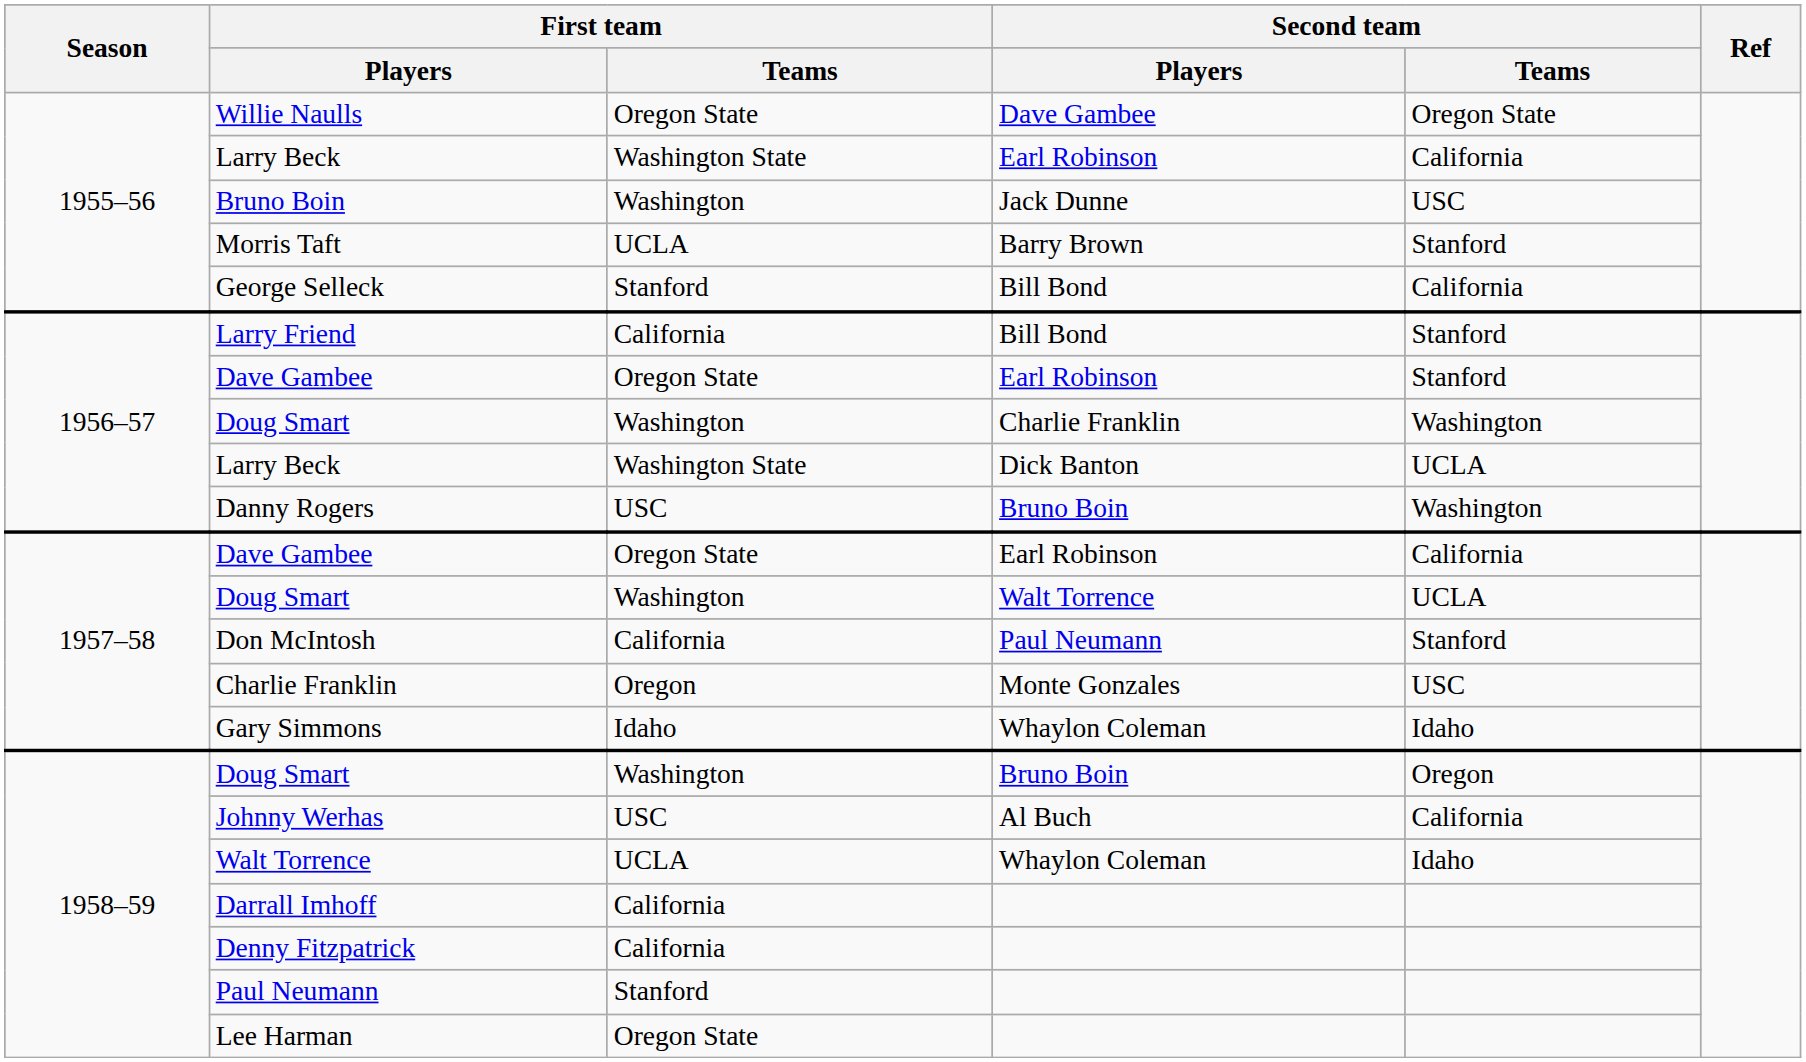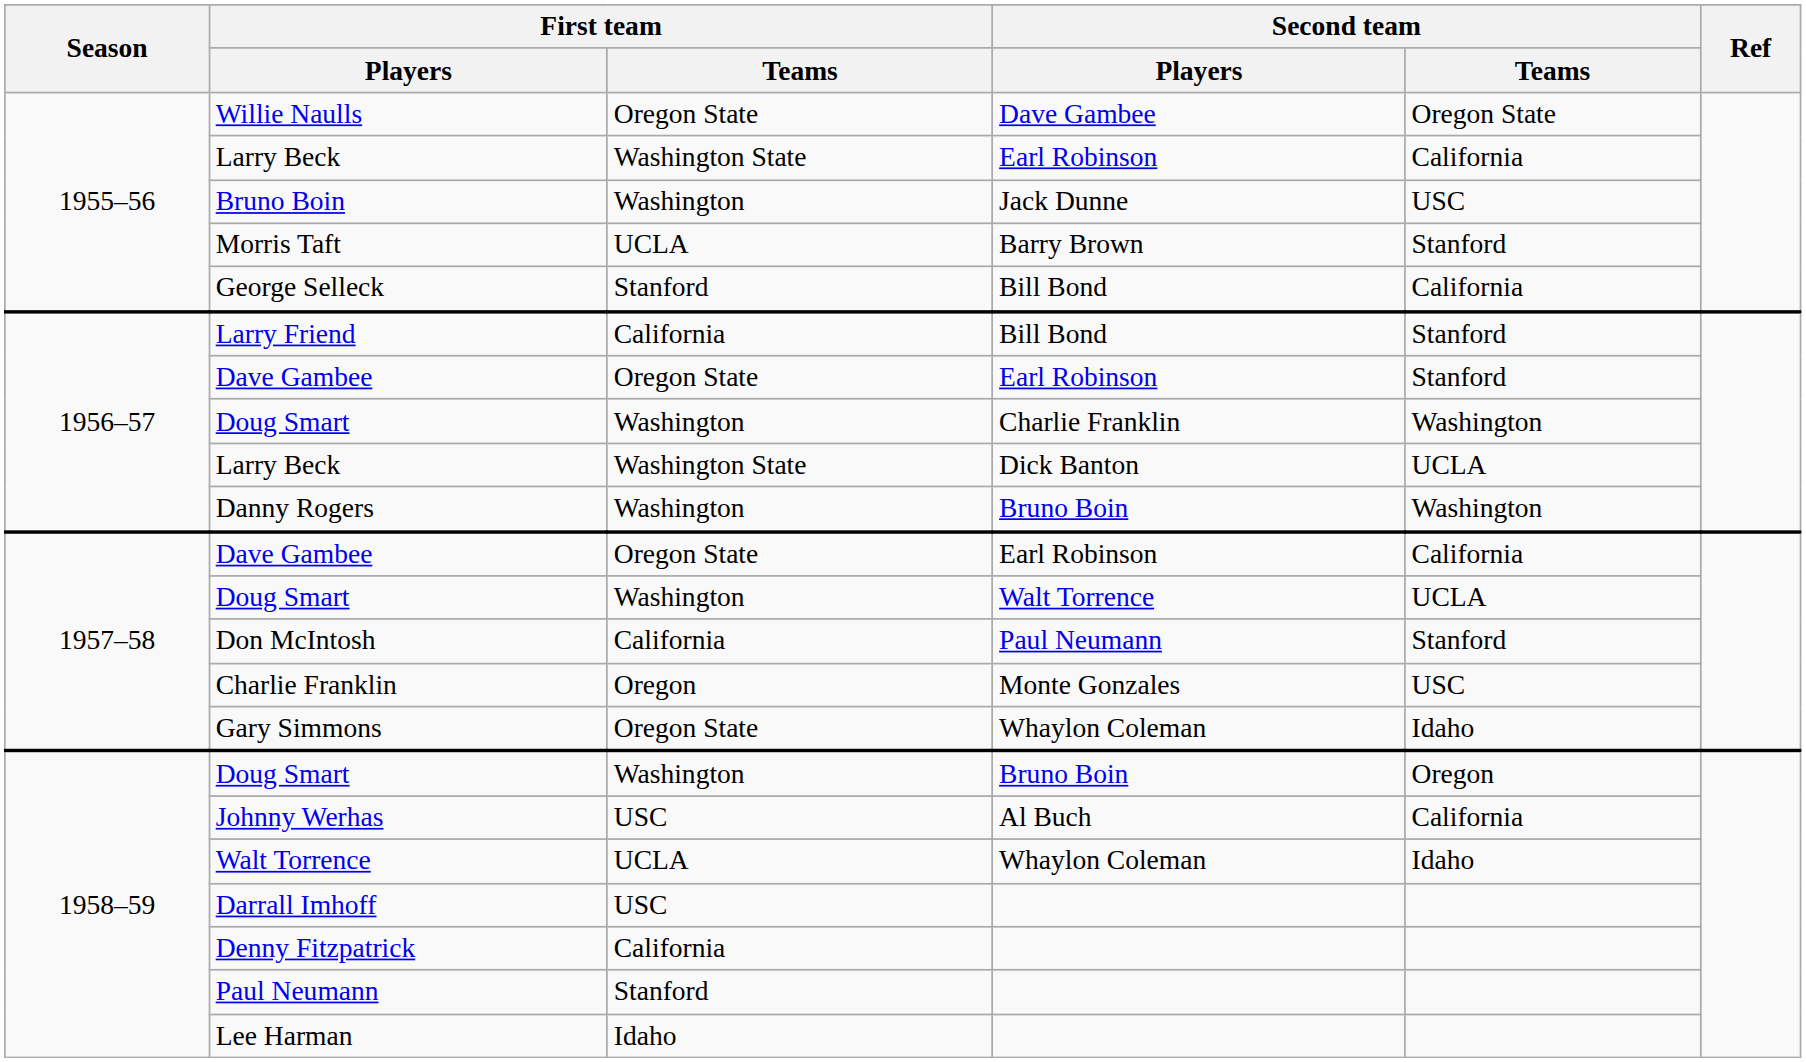(641, 508) USC -> (679, 508) Washington
(645, 728) Idaho -> (686, 728) Oregon State
(670, 904) California -> (641, 904) USC
(686, 1035) Oregon State -> (645, 1035) Idaho
